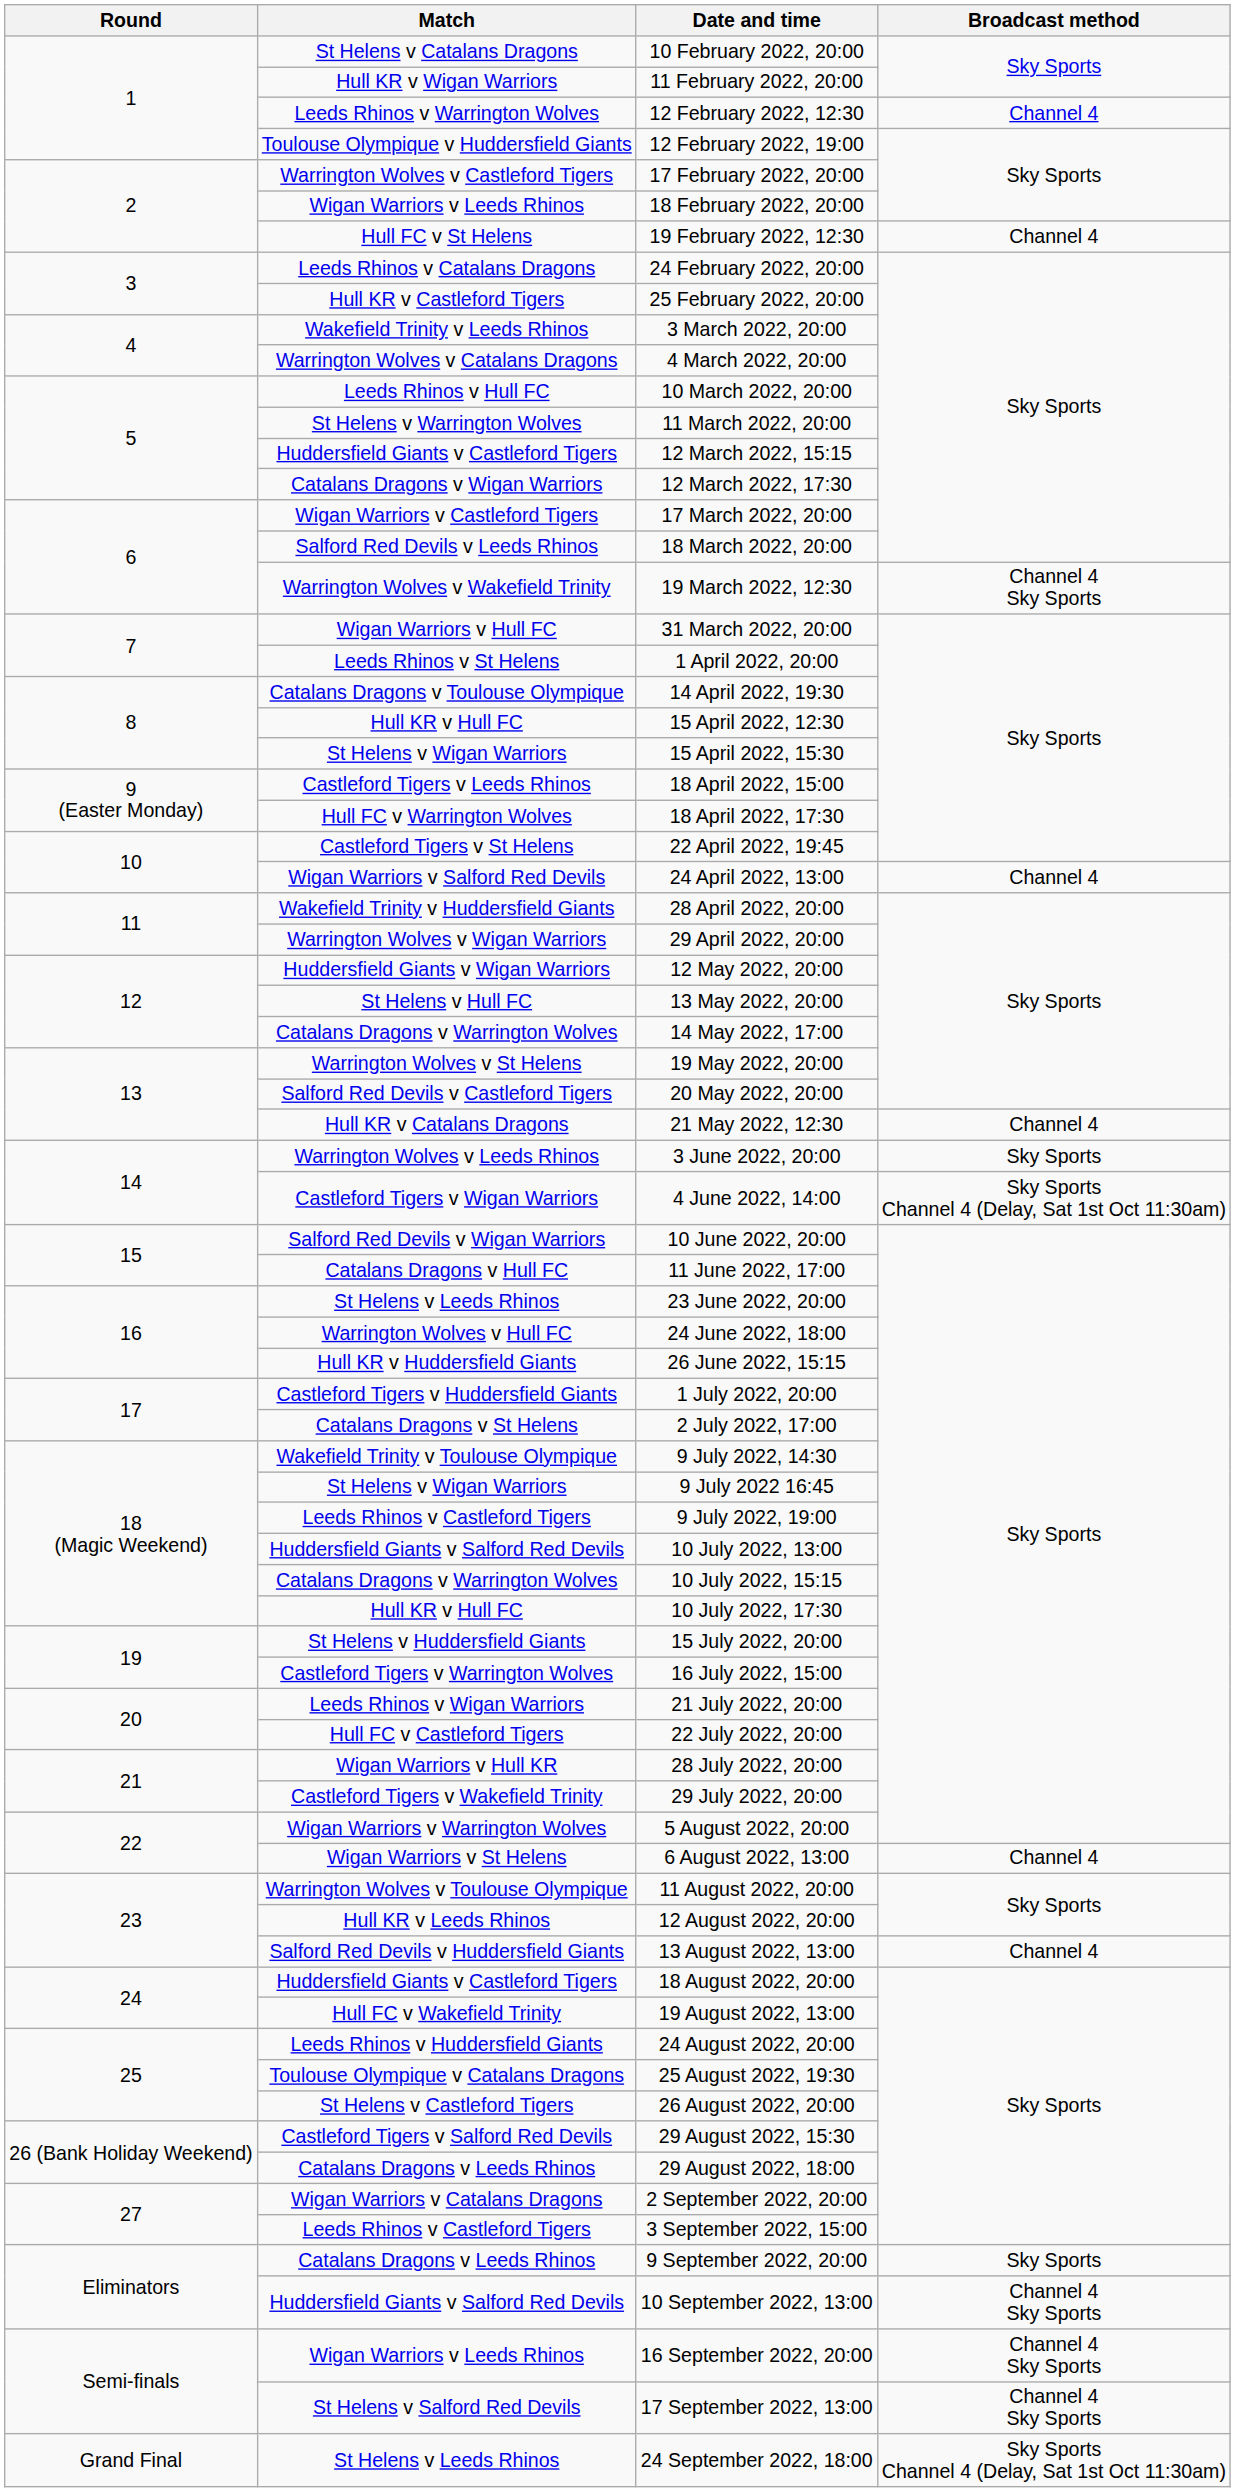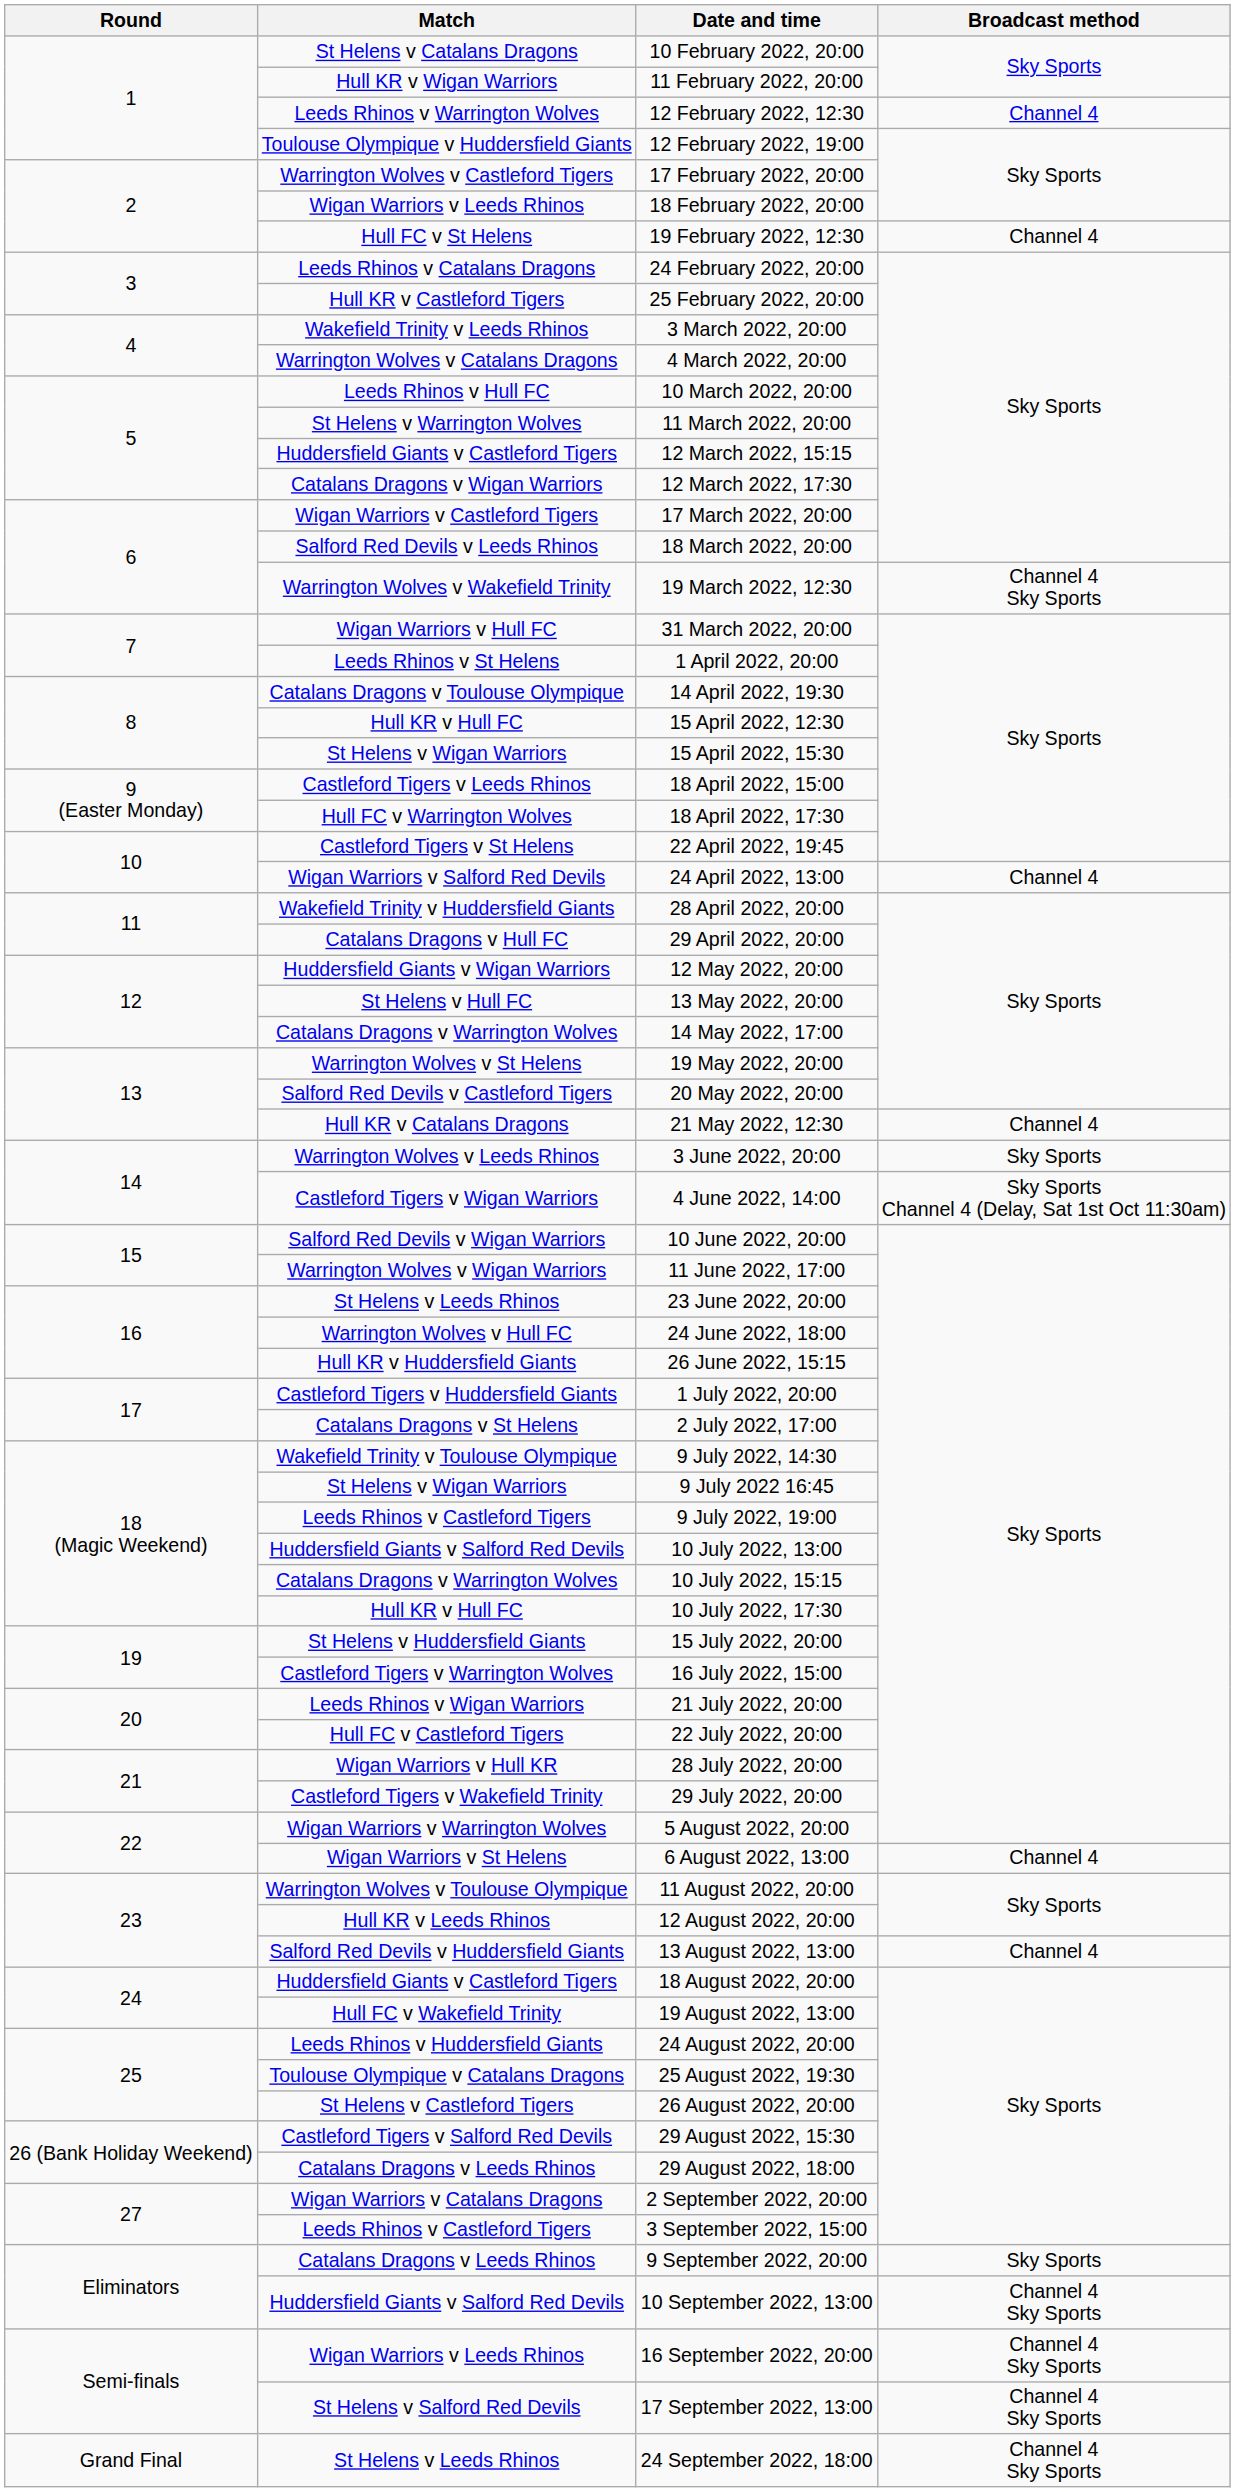(447, 940) Warrington Wolves v Wigan Warriors -> (447, 940) Catalans Dragons v Hull FC
(447, 1271) Catalans Dragons v Hull FC -> (447, 1271) Warrington Wolves v Wigan Warriors
(1054, 2461) Sky Sports Channel 4 (Delay, Sat 1st Oct 11:30am) -> (1054, 2461) Channel 4 Sky Sports
